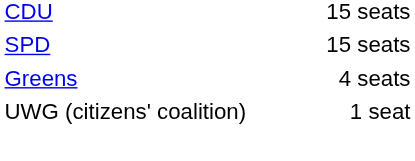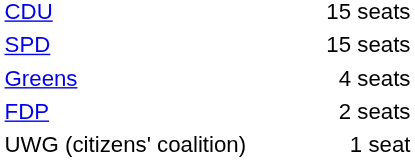+ row: (27, 111)
